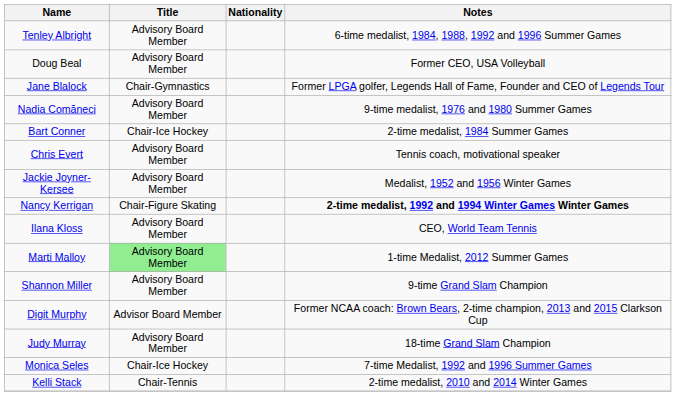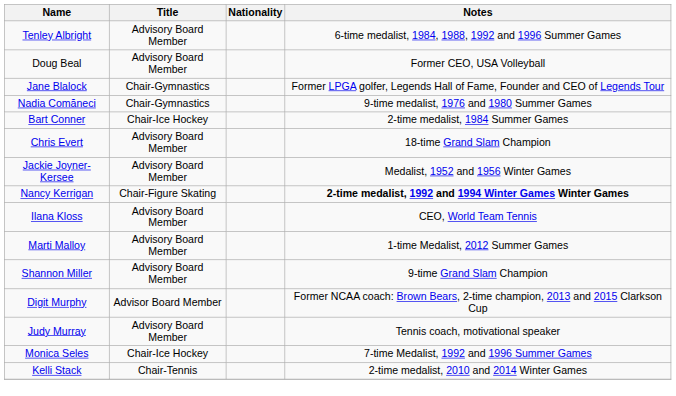(168, 109) Advisory Board Member -> (168, 103) Chair-Gymnastics
(478, 154) Tennis coach, motivational speaker -> (478, 143) 18-time Grand Slam Champion
(168, 257) lightgreen background -> (168, 245) no background
(478, 343) 18-time Grand Slam Champion -> (478, 331) Tennis coach, motivational speaker
